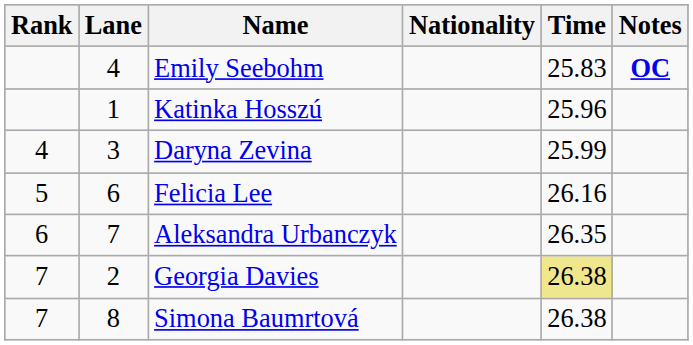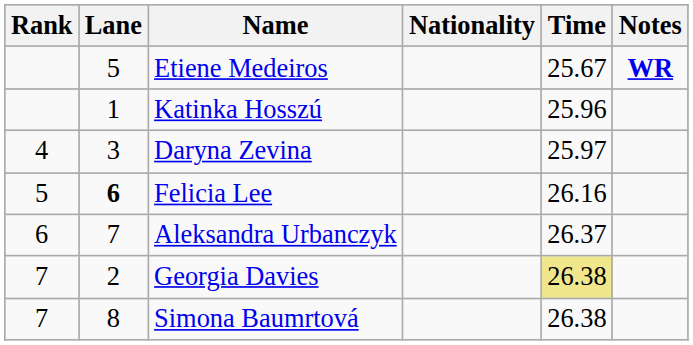+ row: (241, 67)
- row: (239, 67)
(577, 151) 25.99 -> (577, 151) 25.97
(113, 192) normal -> (113, 192) bold
(577, 234) 26.35 -> (577, 234) 26.37
